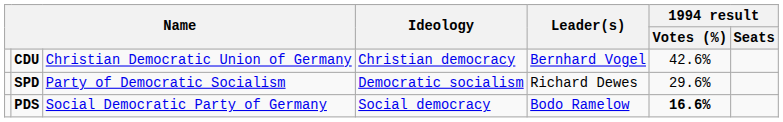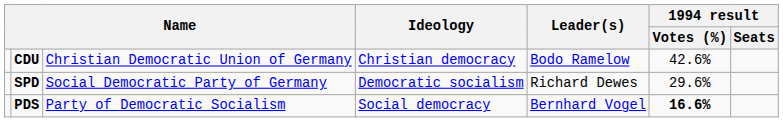(588, 61) Bernhard Vogel -> (580, 61) Bodo Ramelow
(166, 83) Party of Democratic Socialism -> (186, 83) Social Democratic Party of Germany
(186, 106) Social Democratic Party of Germany -> (166, 106) Party of Democratic Socialism
(580, 106) Bodo Ramelow -> (588, 106) Bernhard Vogel
